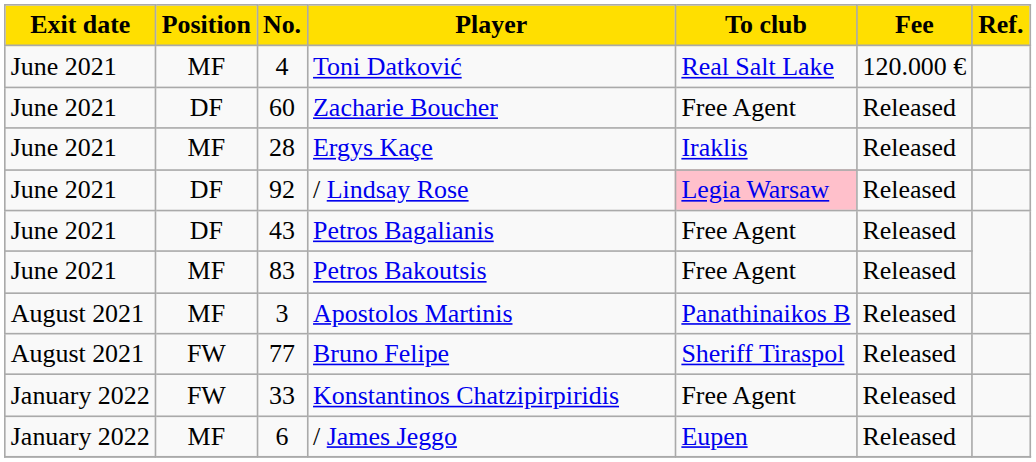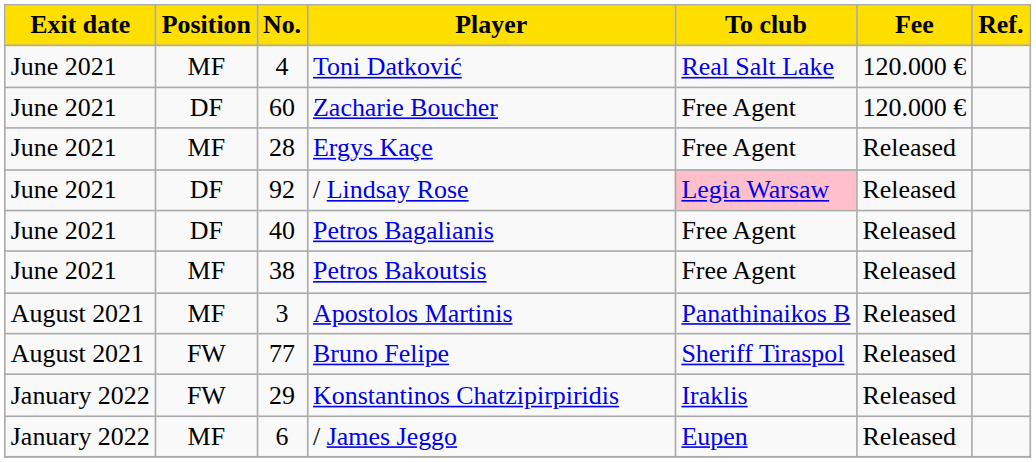(909, 107) Released -> (914, 107) 120.000 €
(714, 148) Iraklis -> (739, 148) Free Agent
(282, 230) 43 -> (282, 230) 40
(282, 271) 83 -> (282, 271) 38
(282, 395) 33 -> (282, 395) 29
(739, 395) Free Agent -> (714, 395) Iraklis
